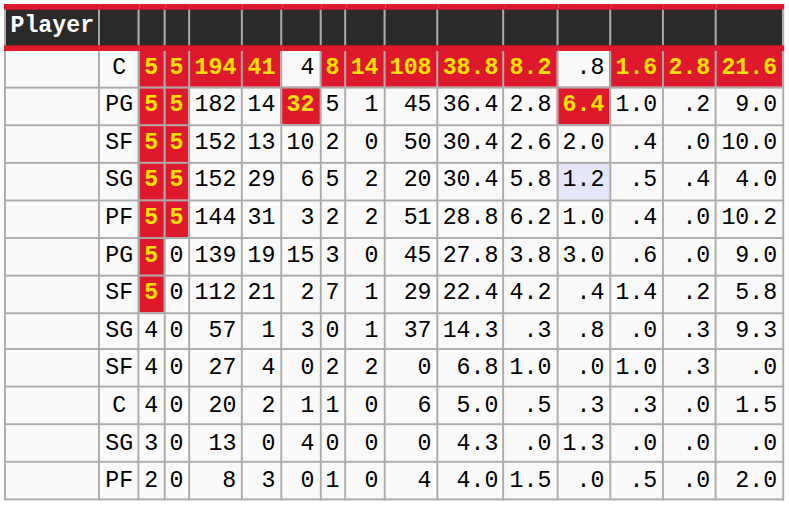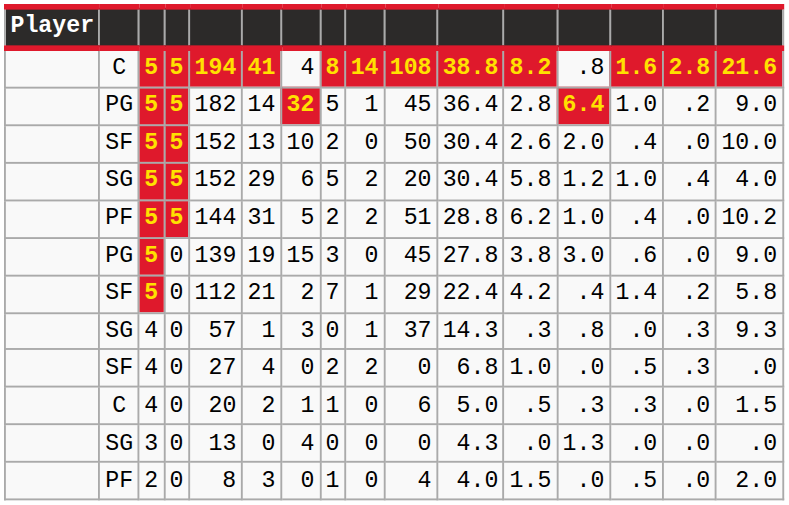(583, 181) lavender background -> (583, 181) no background
(643, 181) .5 -> (636, 181) 1.0
(307, 219) 3 -> (307, 219) 5
(636, 369) 1.0 -> (643, 369) .5
